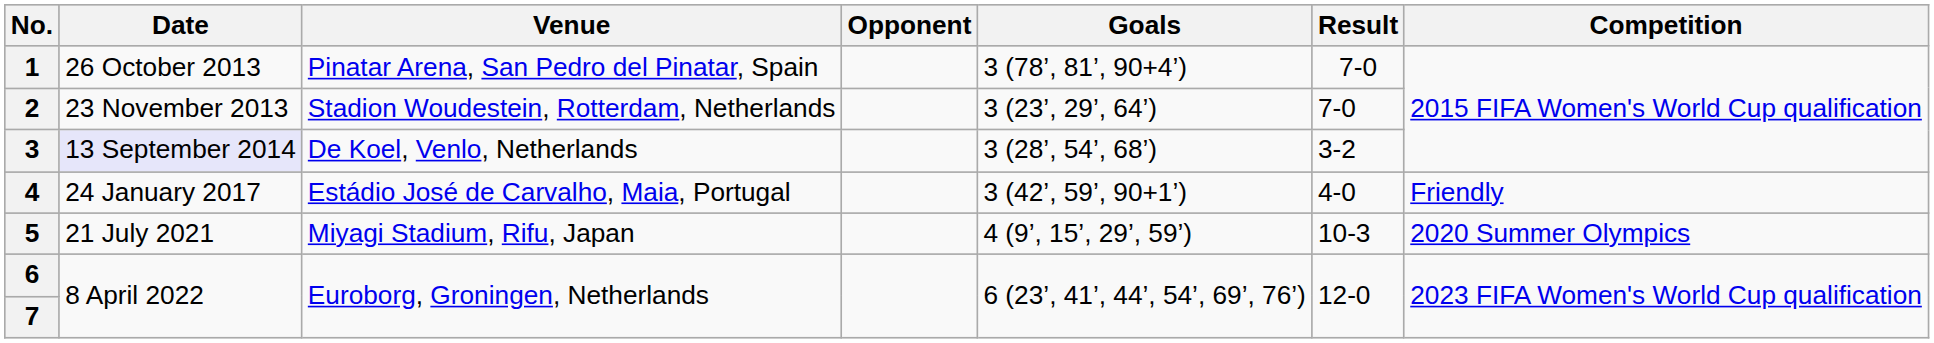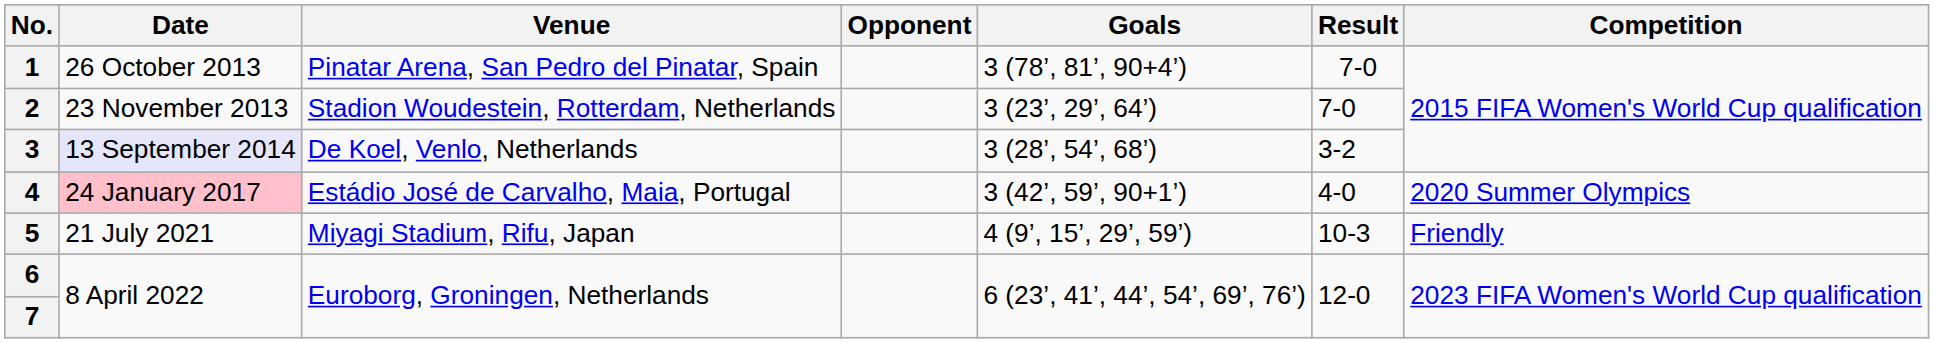(163, 191) no background -> (163, 191) pink background
(1457, 191) Friendly -> (1550, 191) 2020 Summer Olympics
(1550, 233) 2020 Summer Olympics -> (1457, 233) Friendly
